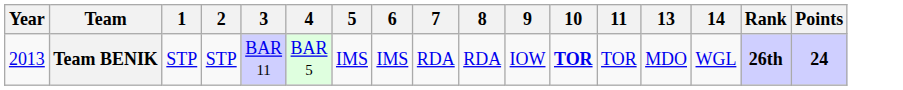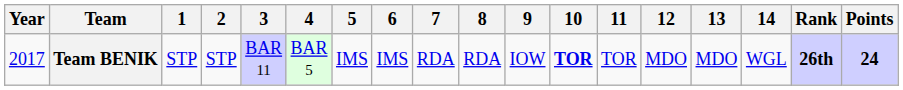+ column: (666, 18)
(27, 59) 2013 -> (27, 59) 2017
